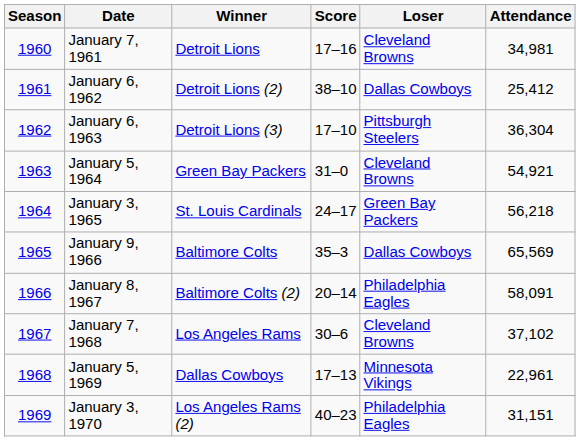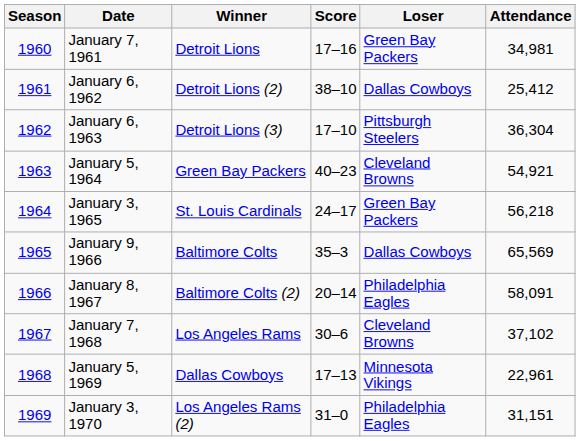(397, 48) Cleveland Browns -> (399, 48) Green Bay Packers
(332, 171) 31–0 -> (336, 171) 40–23
(336, 415) 40–23 -> (332, 415) 31–0
